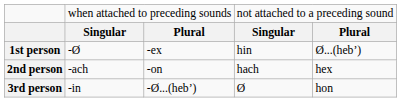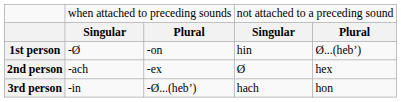(154, 50) -ex -> (155, 50) -on
(155, 69) -on -> (154, 69) -ex
(248, 69) hach -> (241, 69) Ø
(241, 87) Ø -> (248, 87) hach
